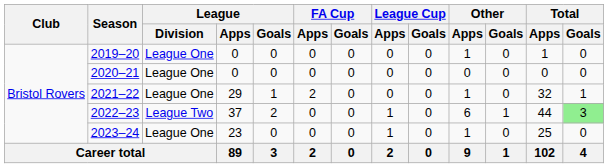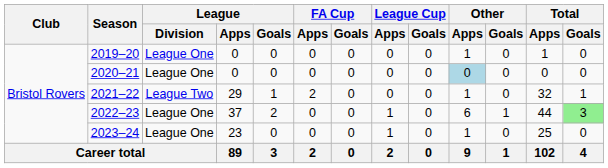(467, 73) no background -> (467, 73) lightblue background
(179, 93) League One -> (179, 93) League Two
(179, 113) League Two -> (179, 113) League One
